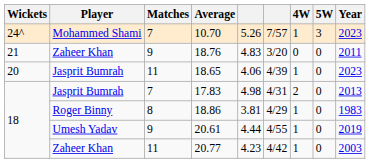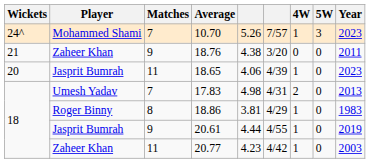(251, 52) 4.83 -> (251, 52) 4.38
(88, 91) Jasprit Bumrah -> (85, 91) Umesh Yadav
(85, 129) Umesh Yadav -> (88, 129) Jasprit Bumrah
